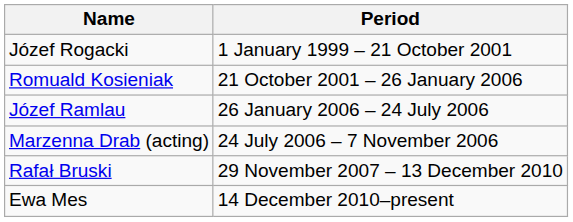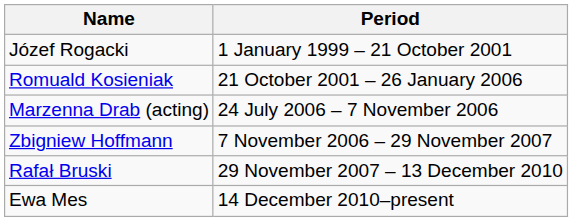- row: (67, 110)
+ row: (91, 140)
